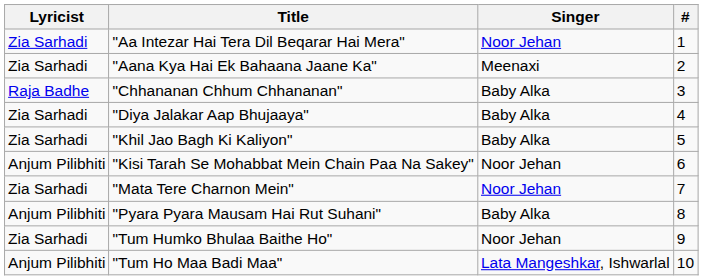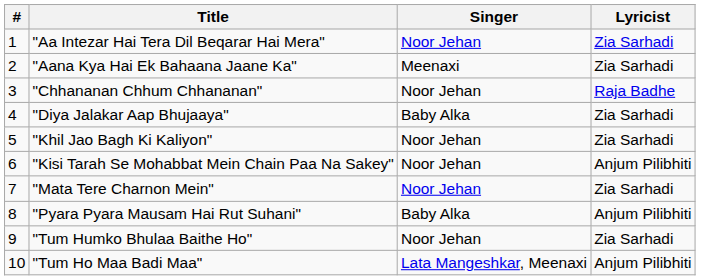columns swapped: (685, 17) <-> (57, 17)
(515, 91) Baby Alka -> (441, 91) Noor Jehan
(515, 140) Baby Alka -> (441, 140) Noor Jehan
(575, 262) Lata Mangeshkar, Ishwarlal -> (494, 262) Lata Mangeshkar, Meenaxi
